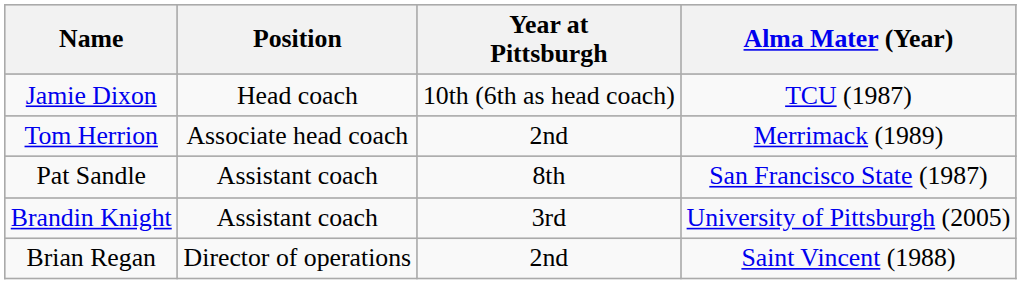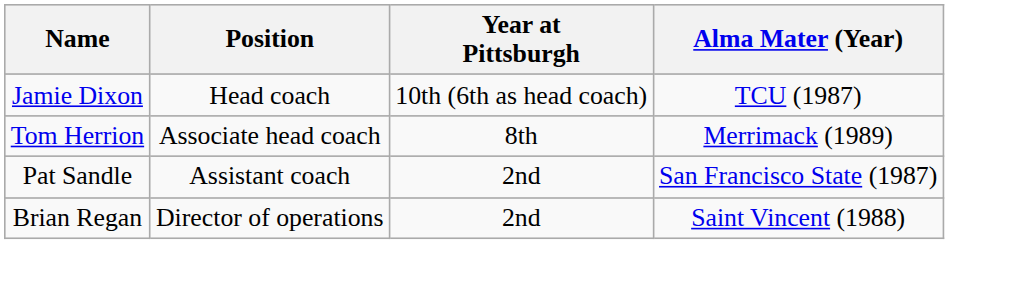(549, 135) 2nd -> (521, 135) 8th
(549, 176) 8th -> (521, 176) 2nd
- row: (91, 217)
